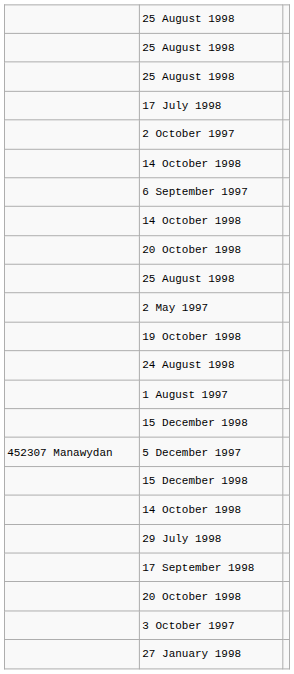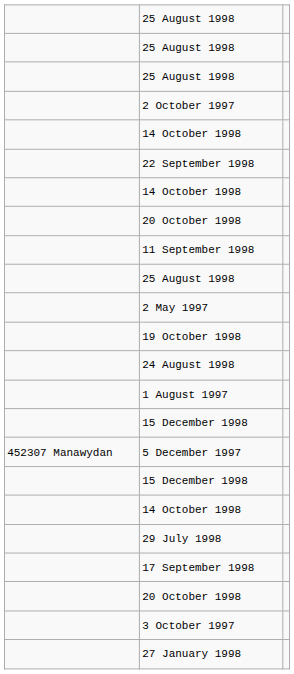- row: (72, 106)
- row: (72, 192)
+ row: (72, 163)
+ row: (72, 250)
